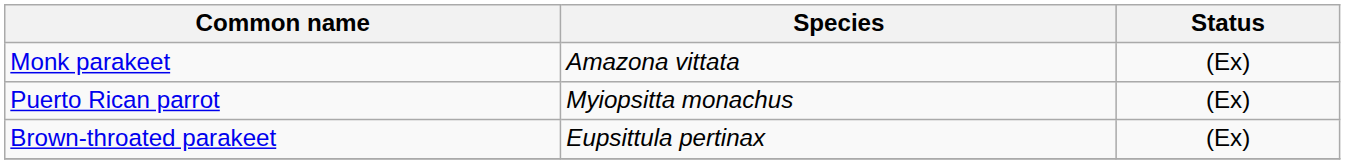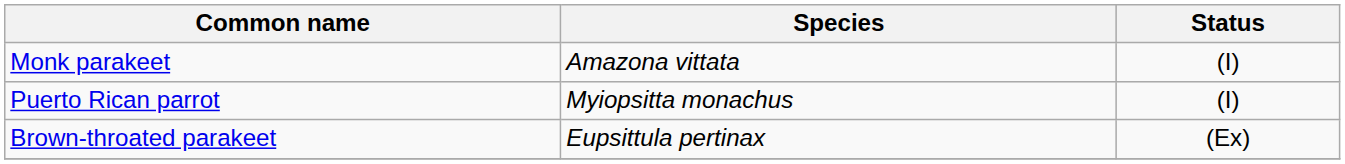(1228, 61) (Ex) -> (1228, 61) (I)
(1228, 100) (Ex) -> (1228, 100) (I)
